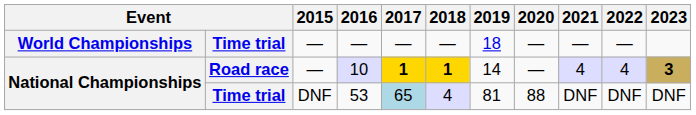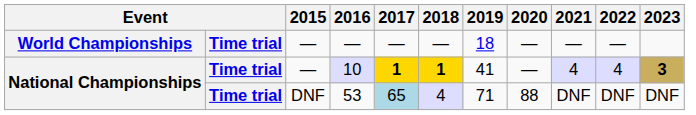(249, 69) Road race -> (246, 69) Time trial
(492, 69) 14 -> (485, 69) 41
(492, 95) 81 -> (485, 95) 71
